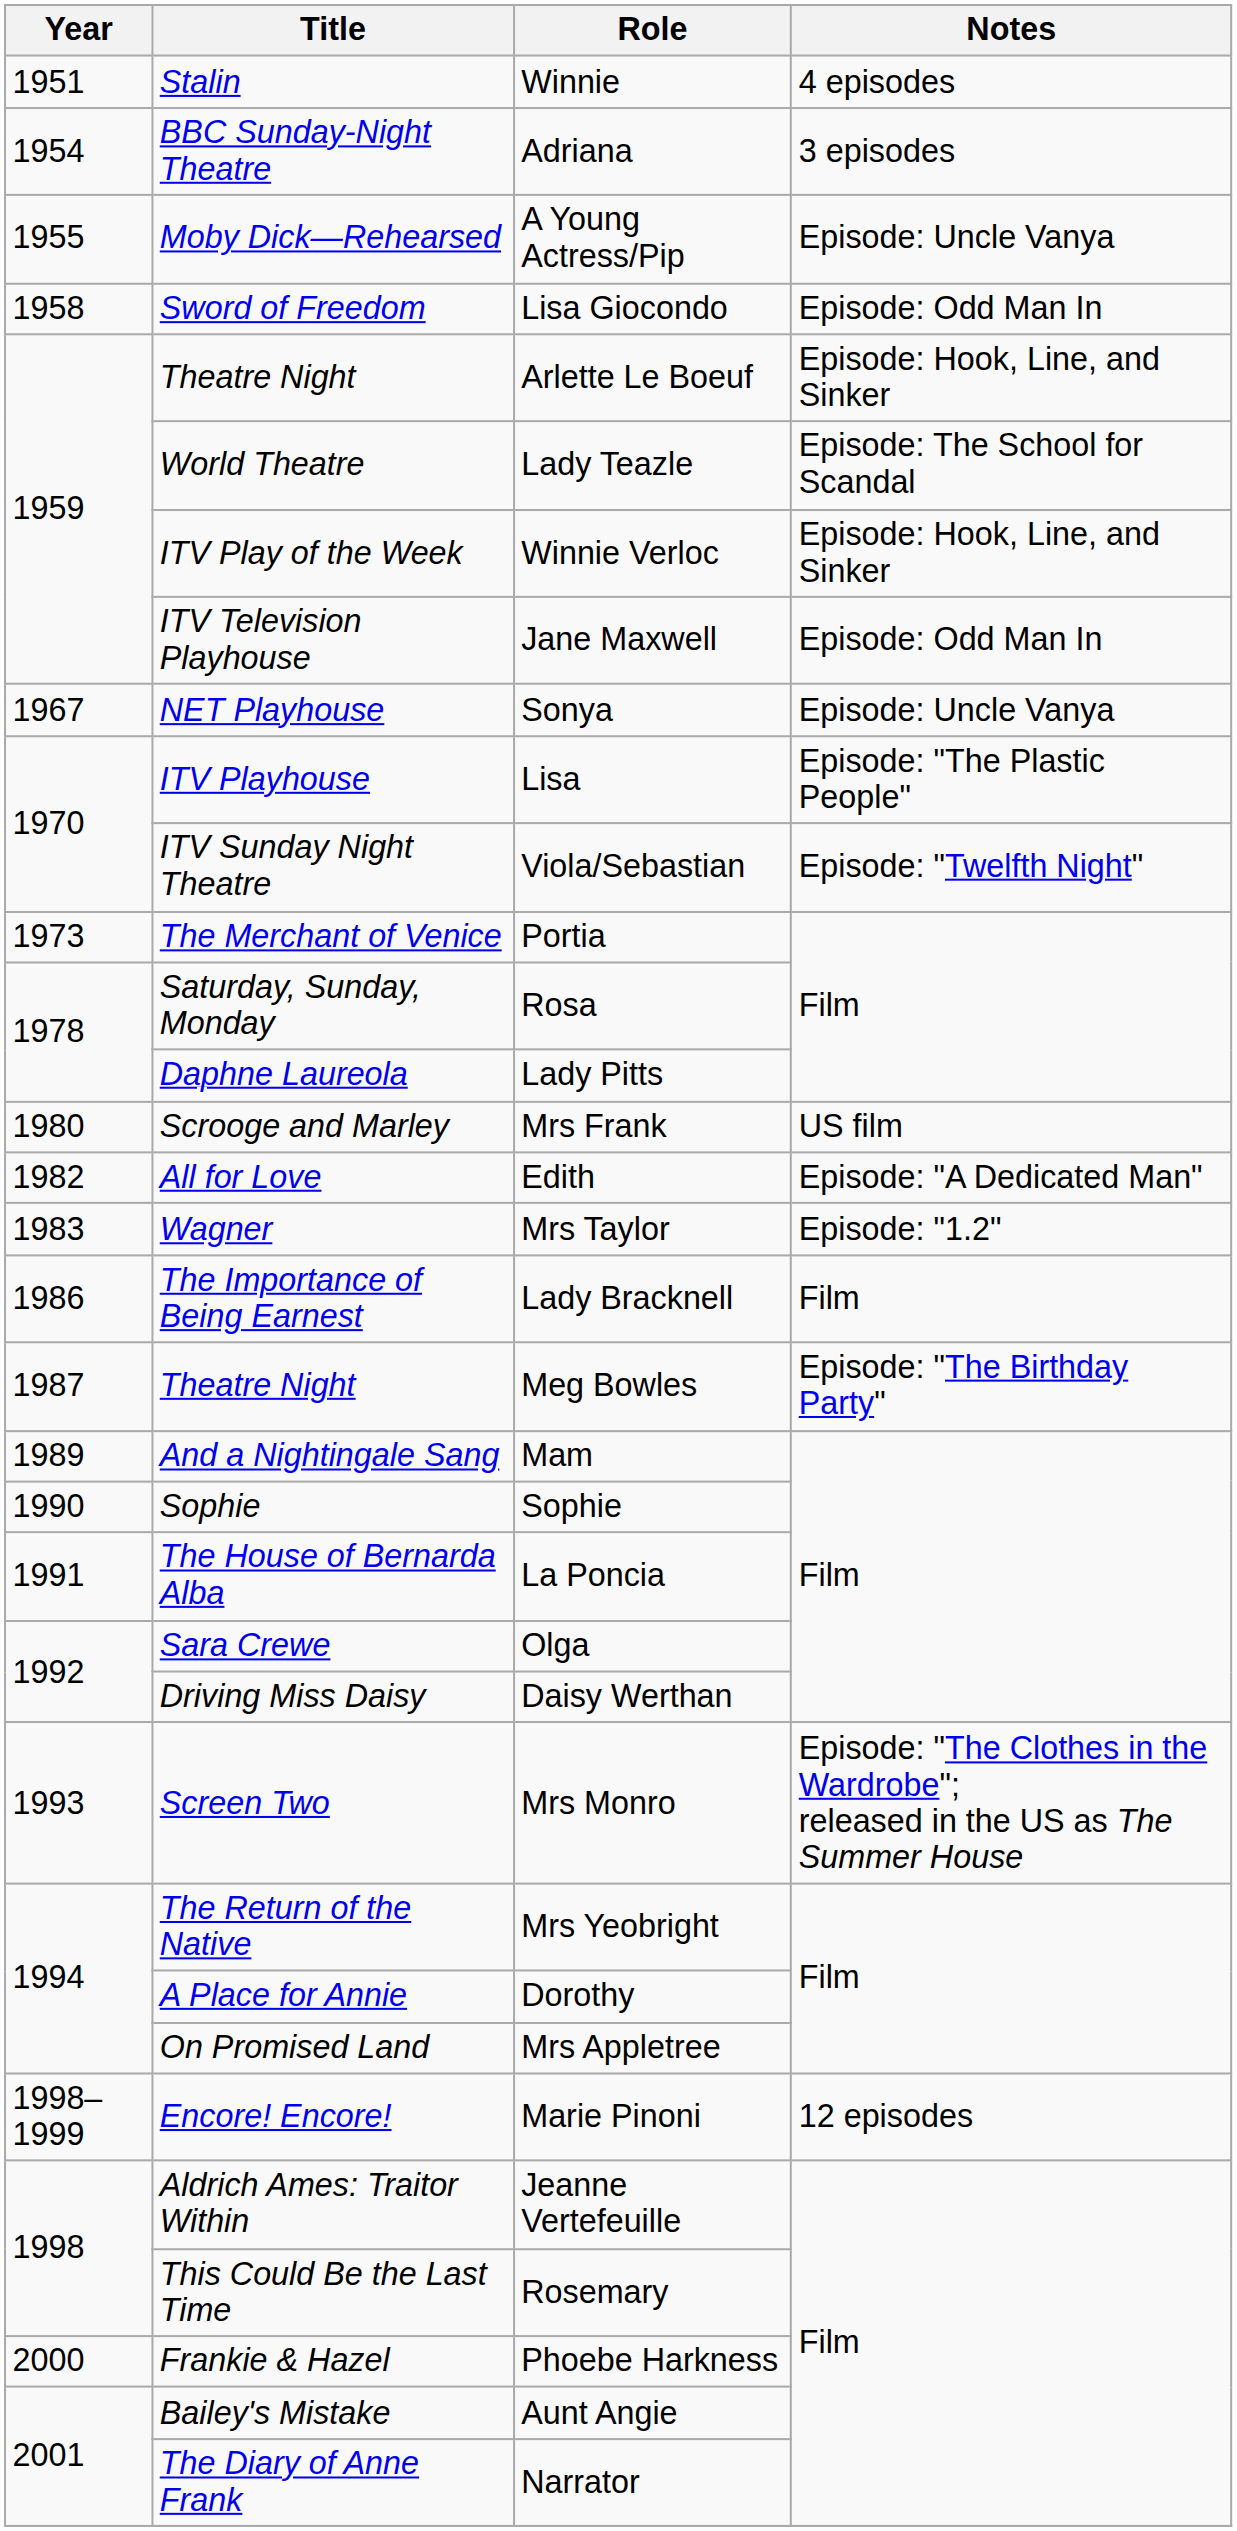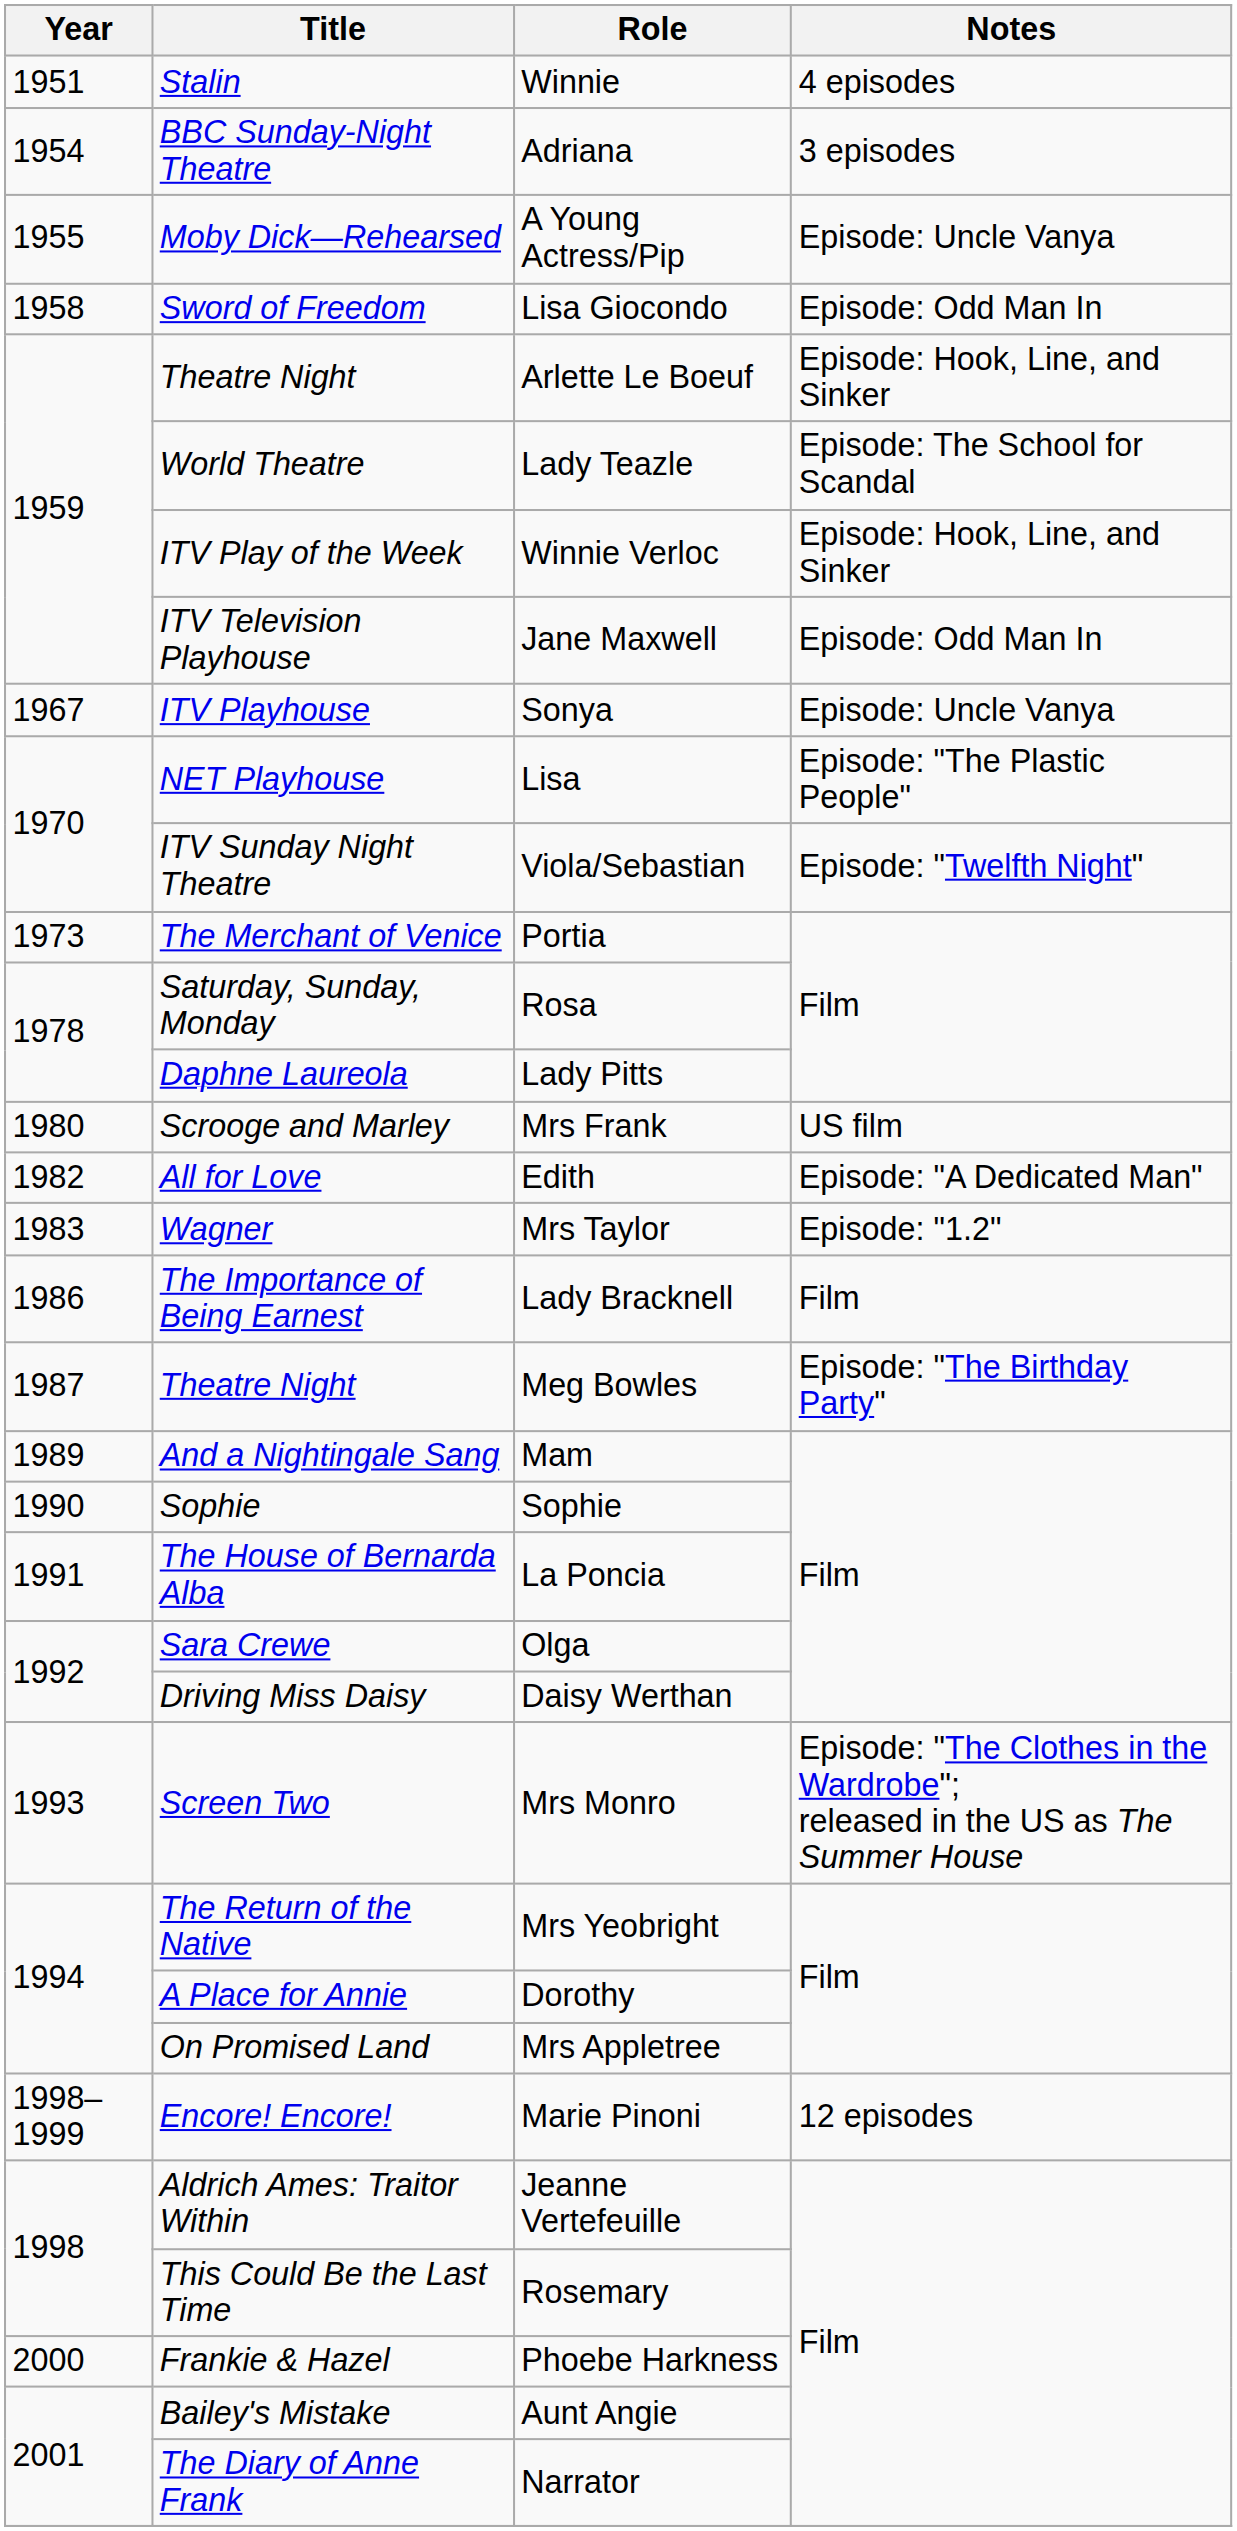(272, 709) NET Playhouse -> (265, 709) ITV Playhouse
(265, 779) ITV Playhouse -> (272, 779) NET Playhouse
